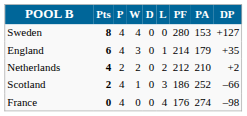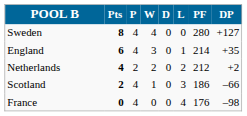- column: (202, 14)
